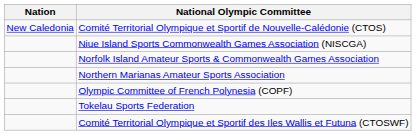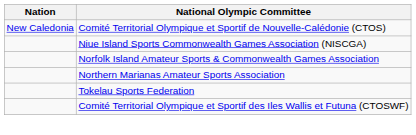- row: (185, 91)
